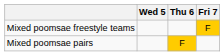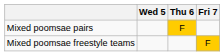rows swapped: (50, 43) <-> (71, 28)
